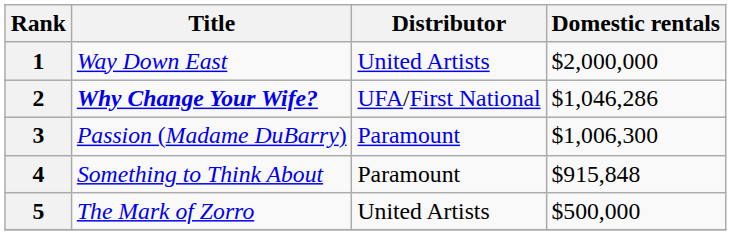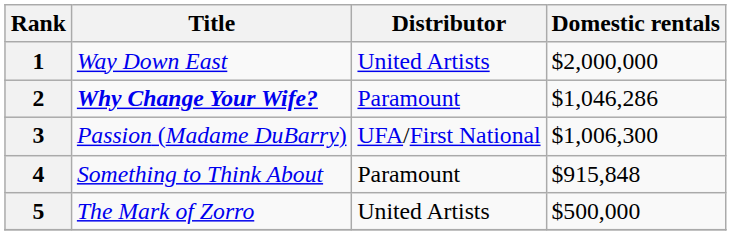(449, 98) UFA/First National -> (409, 98) Paramount
(409, 135) Paramount -> (449, 135) UFA/First National
